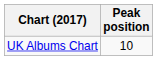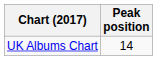(126, 45) 10 -> (126, 45) 14
